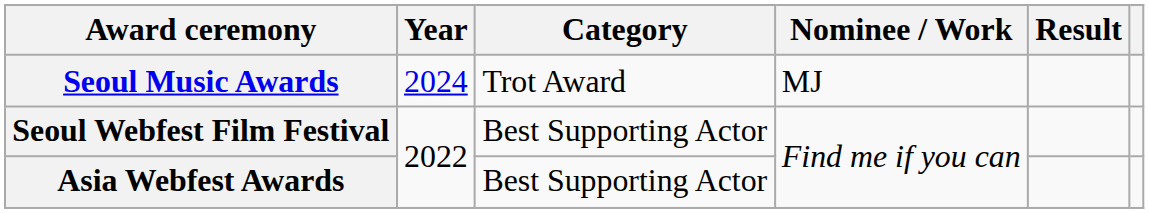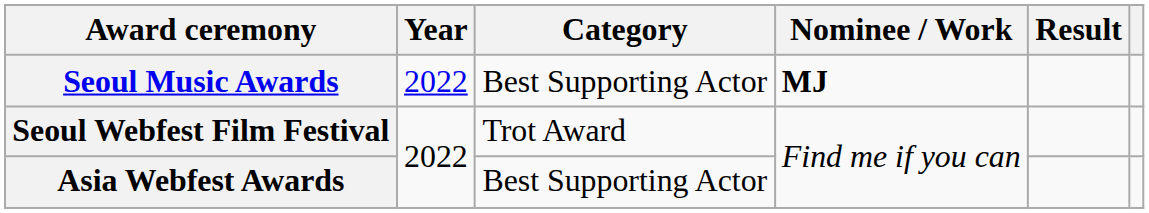(436, 80) 2024 -> (436, 80) 2022
(554, 80) Trot Award -> (625, 80) Best Supporting Actor
(802, 80) normal -> (805, 80) bold
(625, 130) Best Supporting Actor -> (554, 130) Trot Award
